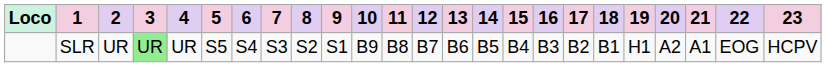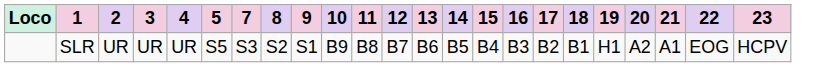- column: (246, 18)
(150, 47) lightgreen background -> (150, 47) no background
